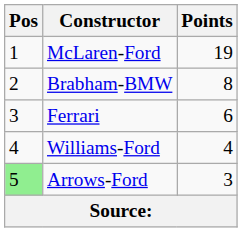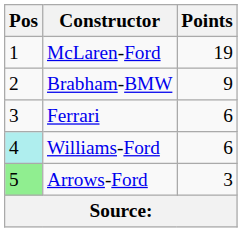(228, 84) 8 -> (228, 84) 9
(14, 147) no background -> (14, 147) paleturquoise background
(228, 147) 4 -> (228, 147) 6
